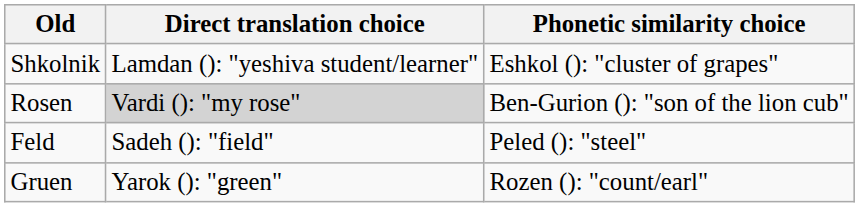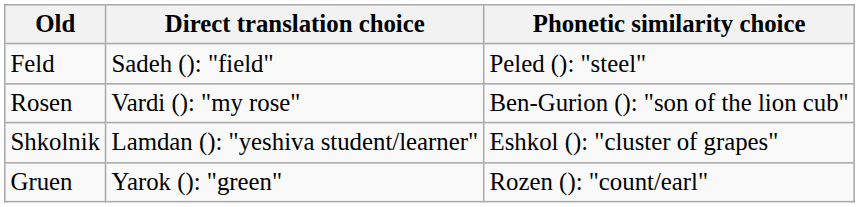rows swapped: (33, 142) <-> (55, 63)
(206, 102) lightgrey background -> (206, 102) no background
